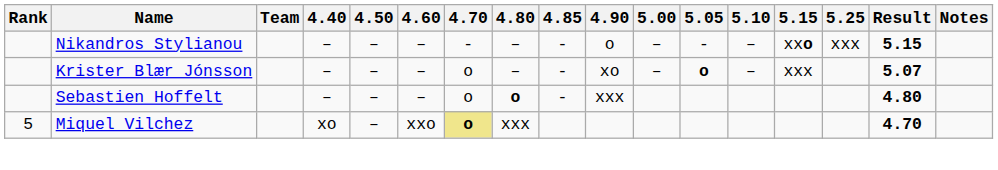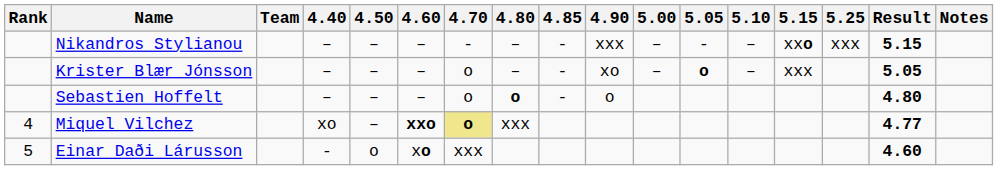(610, 45) o -> (610, 45) xxx
(902, 71) 5.07 -> (902, 71) 5.05
(610, 98) xxx -> (610, 98) o
(28, 125) 5 -> (28, 125) 4
(421, 125) normal -> (421, 125) bold
(902, 125) 4.70 -> (902, 125) 4.77
+ row: (149, 151)
